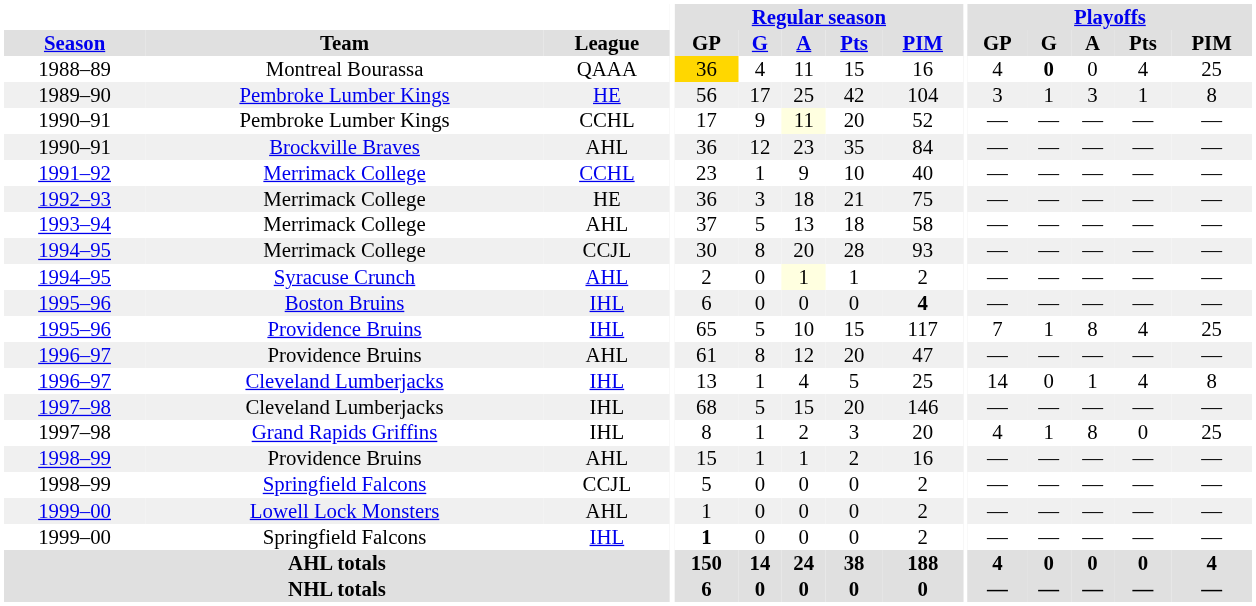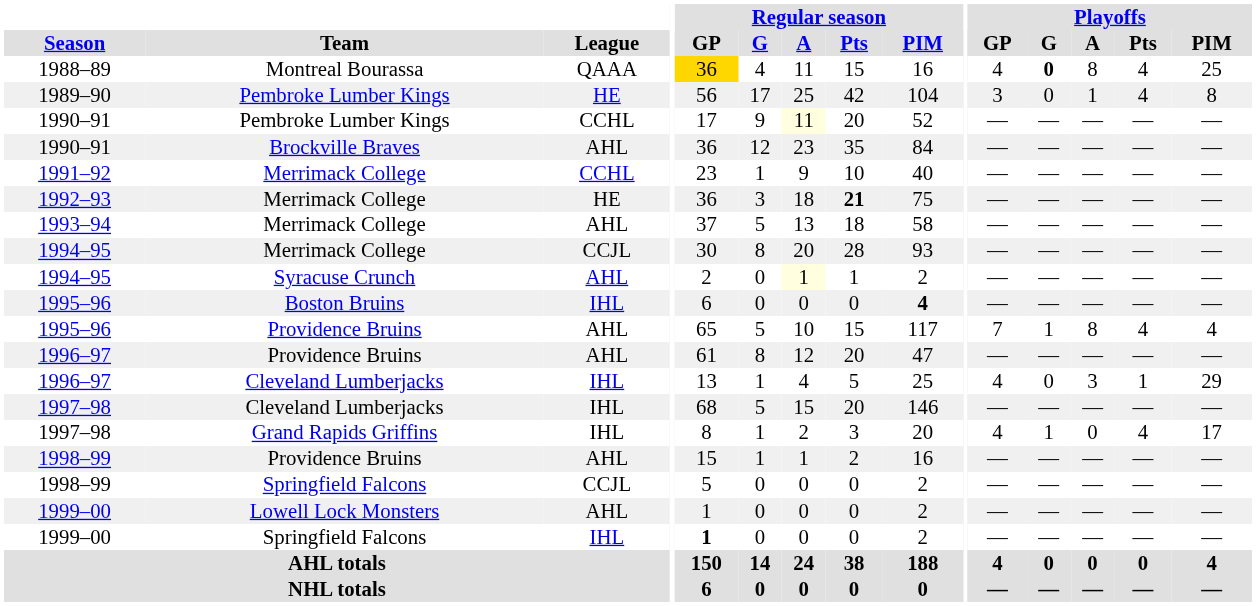(1093, 68) 0 -> (1093, 68) 8
(1049, 94) 1 -> (1049, 94) 0
(1093, 94) 3 -> (1093, 94) 1
(1143, 94) 1 -> (1143, 94) 4
(854, 198) normal -> (854, 198) bold
(607, 328) IHL -> (607, 328) AHL
(1212, 328) 25 -> (1212, 328) 4
(997, 380) 14 -> (997, 380) 4
(1093, 380) 1 -> (1093, 380) 3
(1143, 380) 4 -> (1143, 380) 1
(1212, 380) 8 -> (1212, 380) 29
(1093, 432) 8 -> (1093, 432) 0
(1143, 432) 0 -> (1143, 432) 4
(1212, 432) 25 -> (1212, 432) 17
